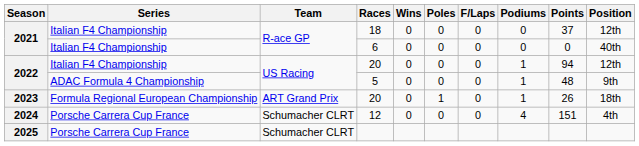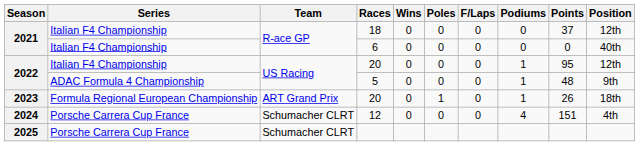(568, 64) 94 -> (568, 64) 95
